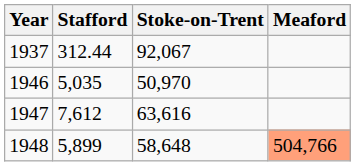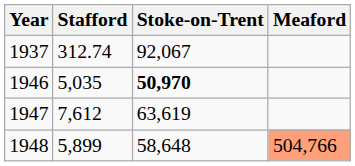(85, 51) 312.44 -> (85, 51) 312.74
(164, 82) normal -> (164, 82) bold
(164, 113) 63,616 -> (164, 113) 63,619
